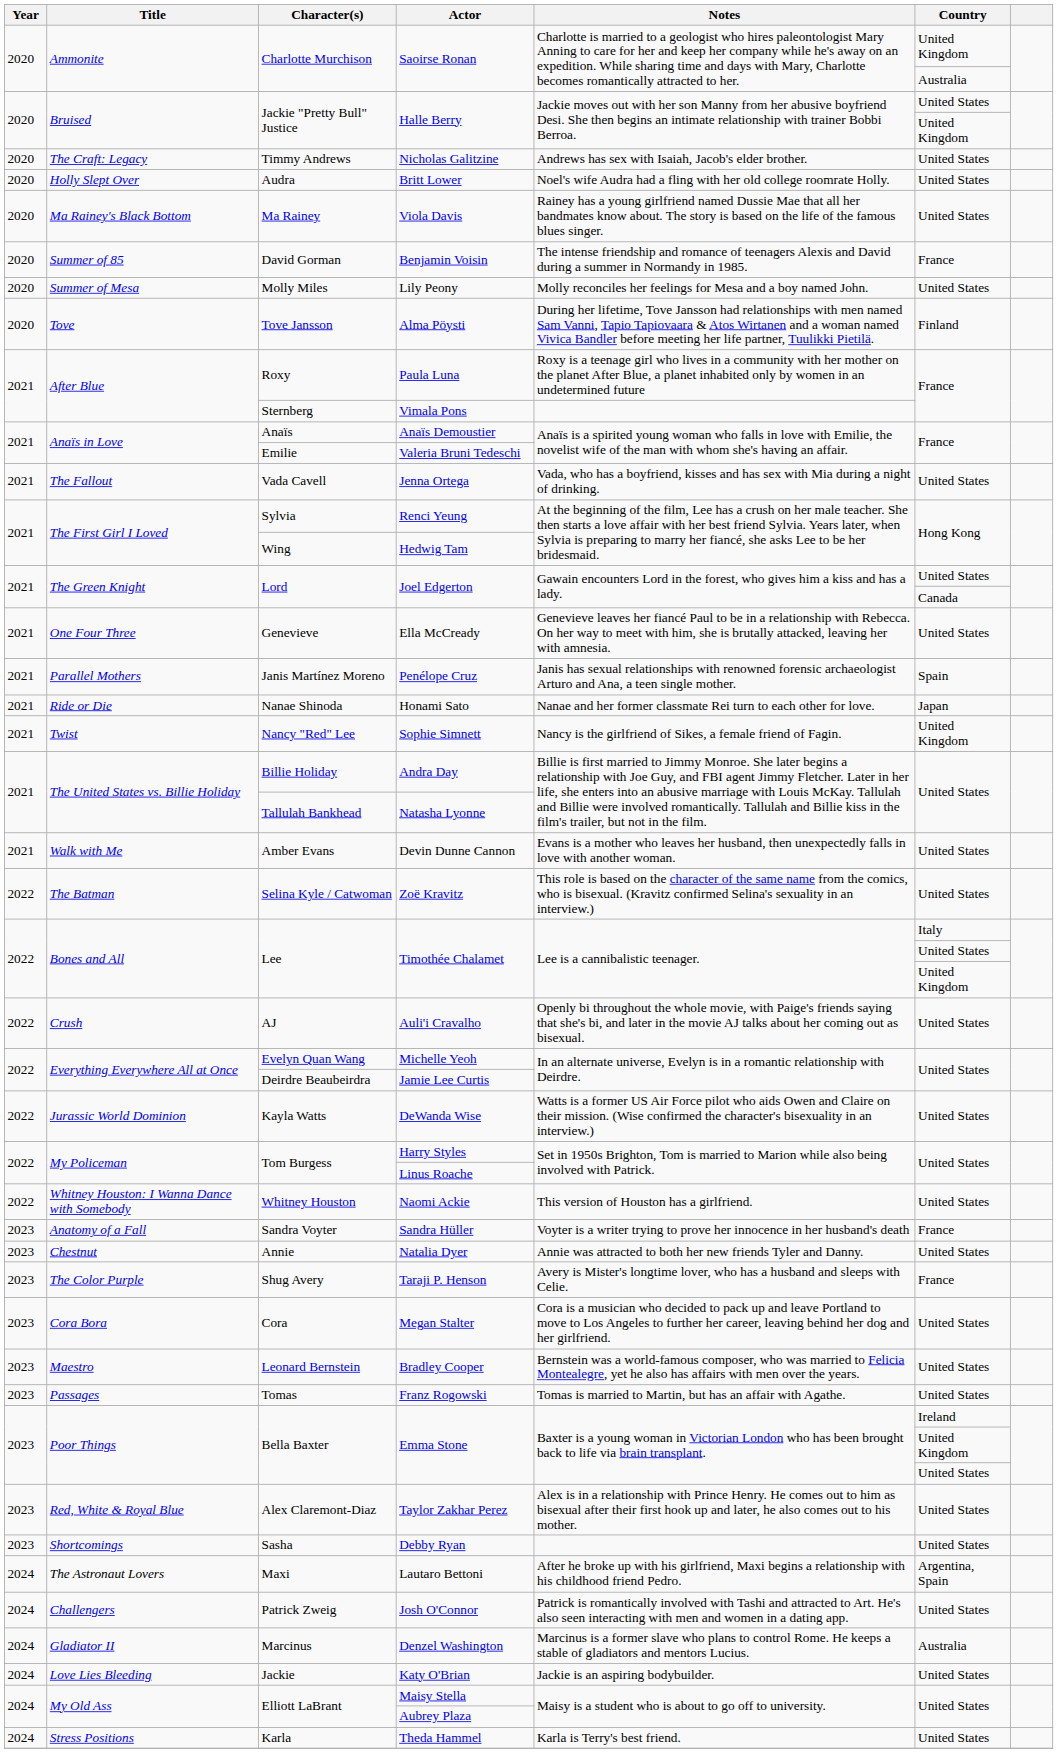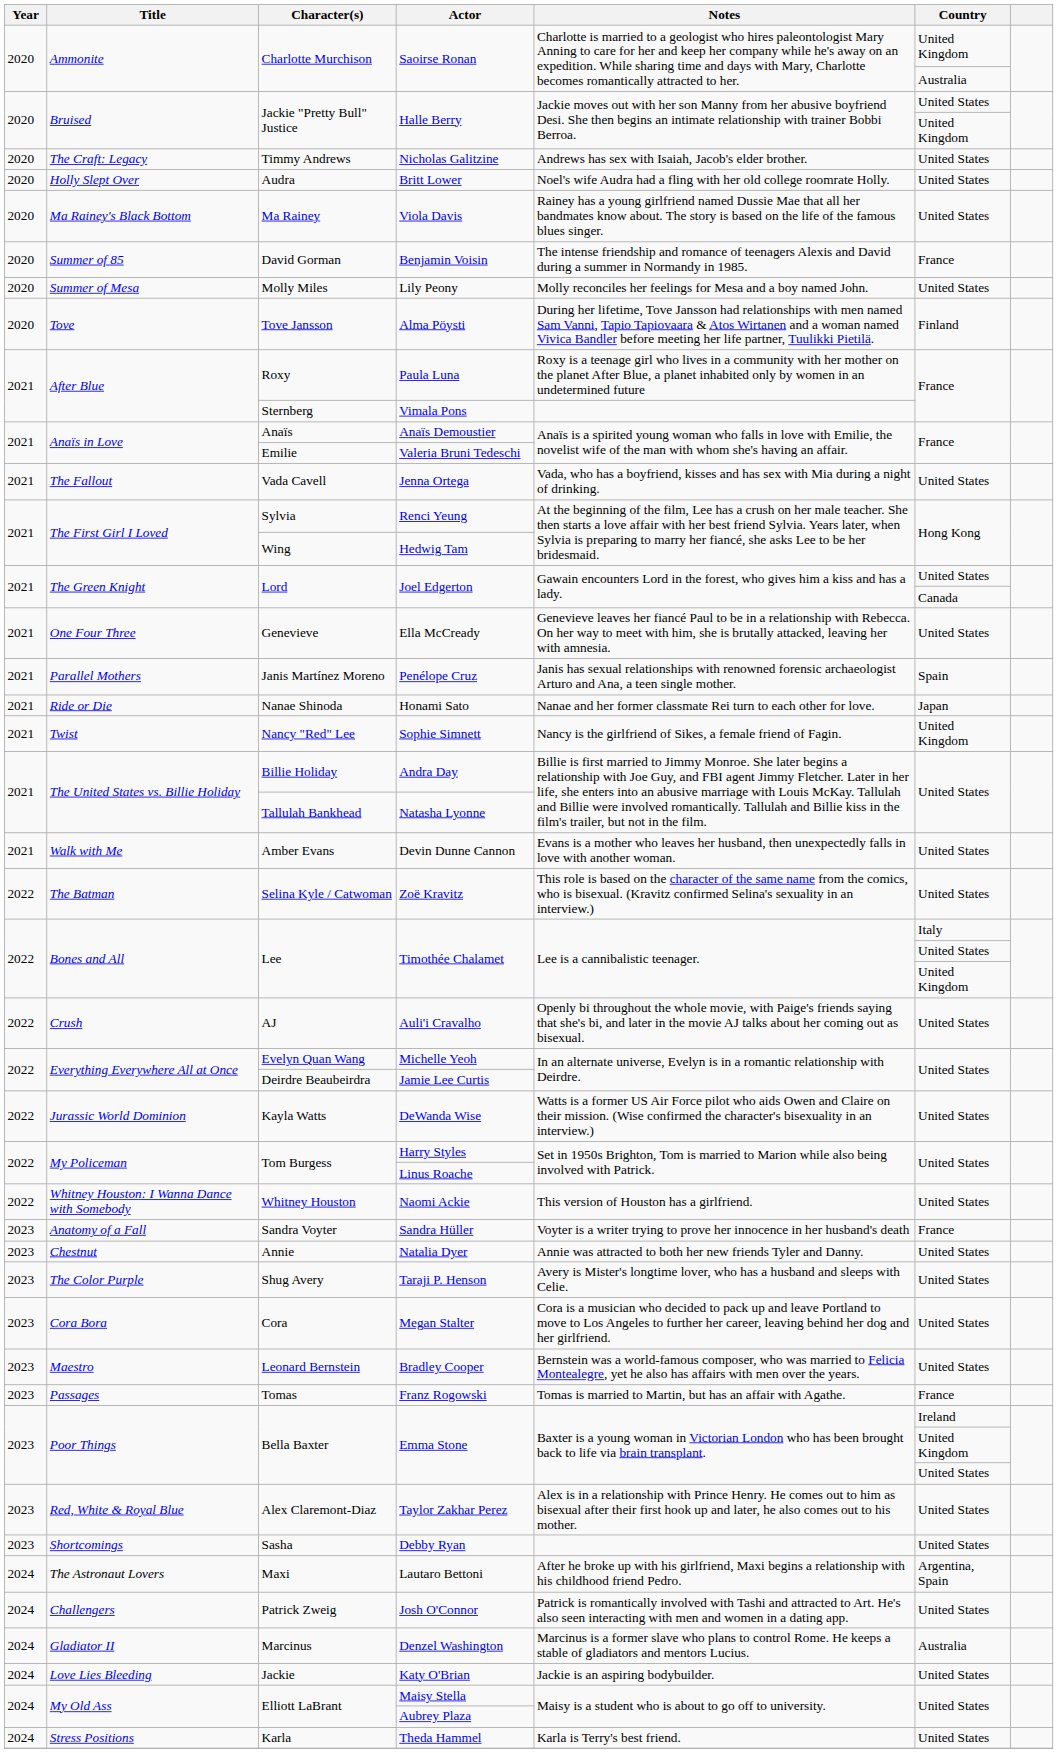(936, 1279) France -> (954, 1279) United States
(954, 1395) United States -> (936, 1395) France
